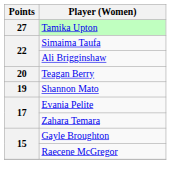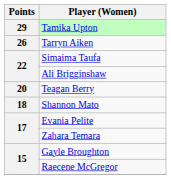(22, 27) 27 -> (22, 27) 29
+ row: (67, 43)
(22, 89) 19 -> (22, 105) 18
